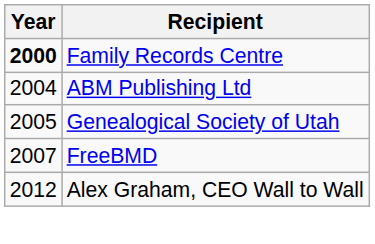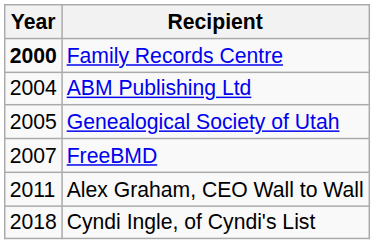(33, 189) 2012 -> (32, 189) 2011
+ row: (191, 223)
